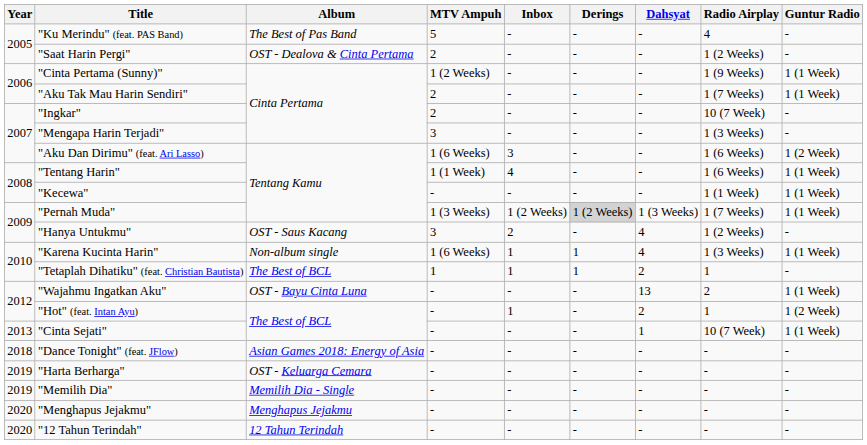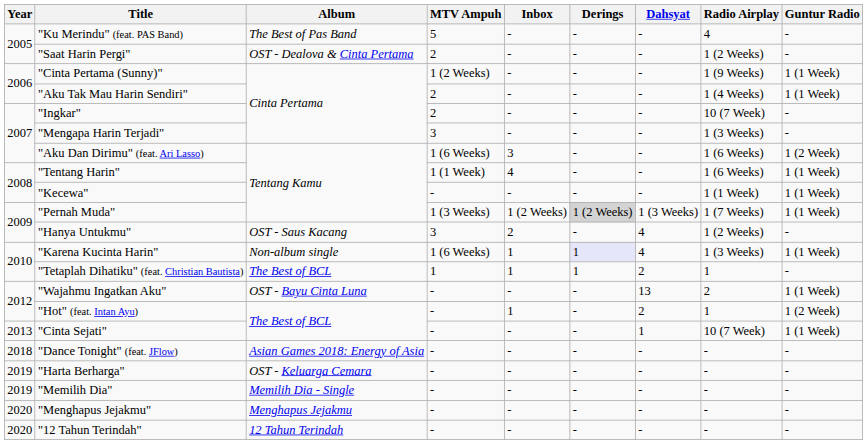(734, 93) 1 (7 Weeks) -> (734, 93) 1 (4 Weeks)
(576, 251) no background -> (576, 251) lavender background
